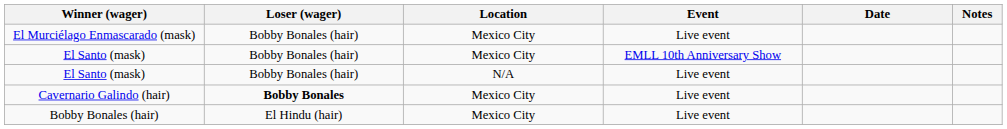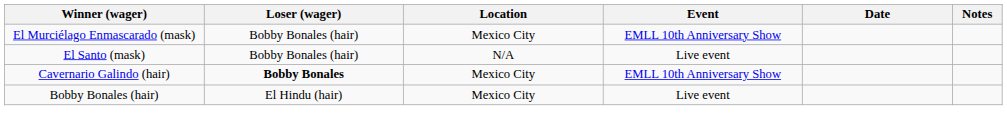(703, 34) Live event -> (703, 34) EMLL 10th Anniversary Show
- row: (104, 54)
(703, 94) Live event -> (703, 74) EMLL 10th Anniversary Show
